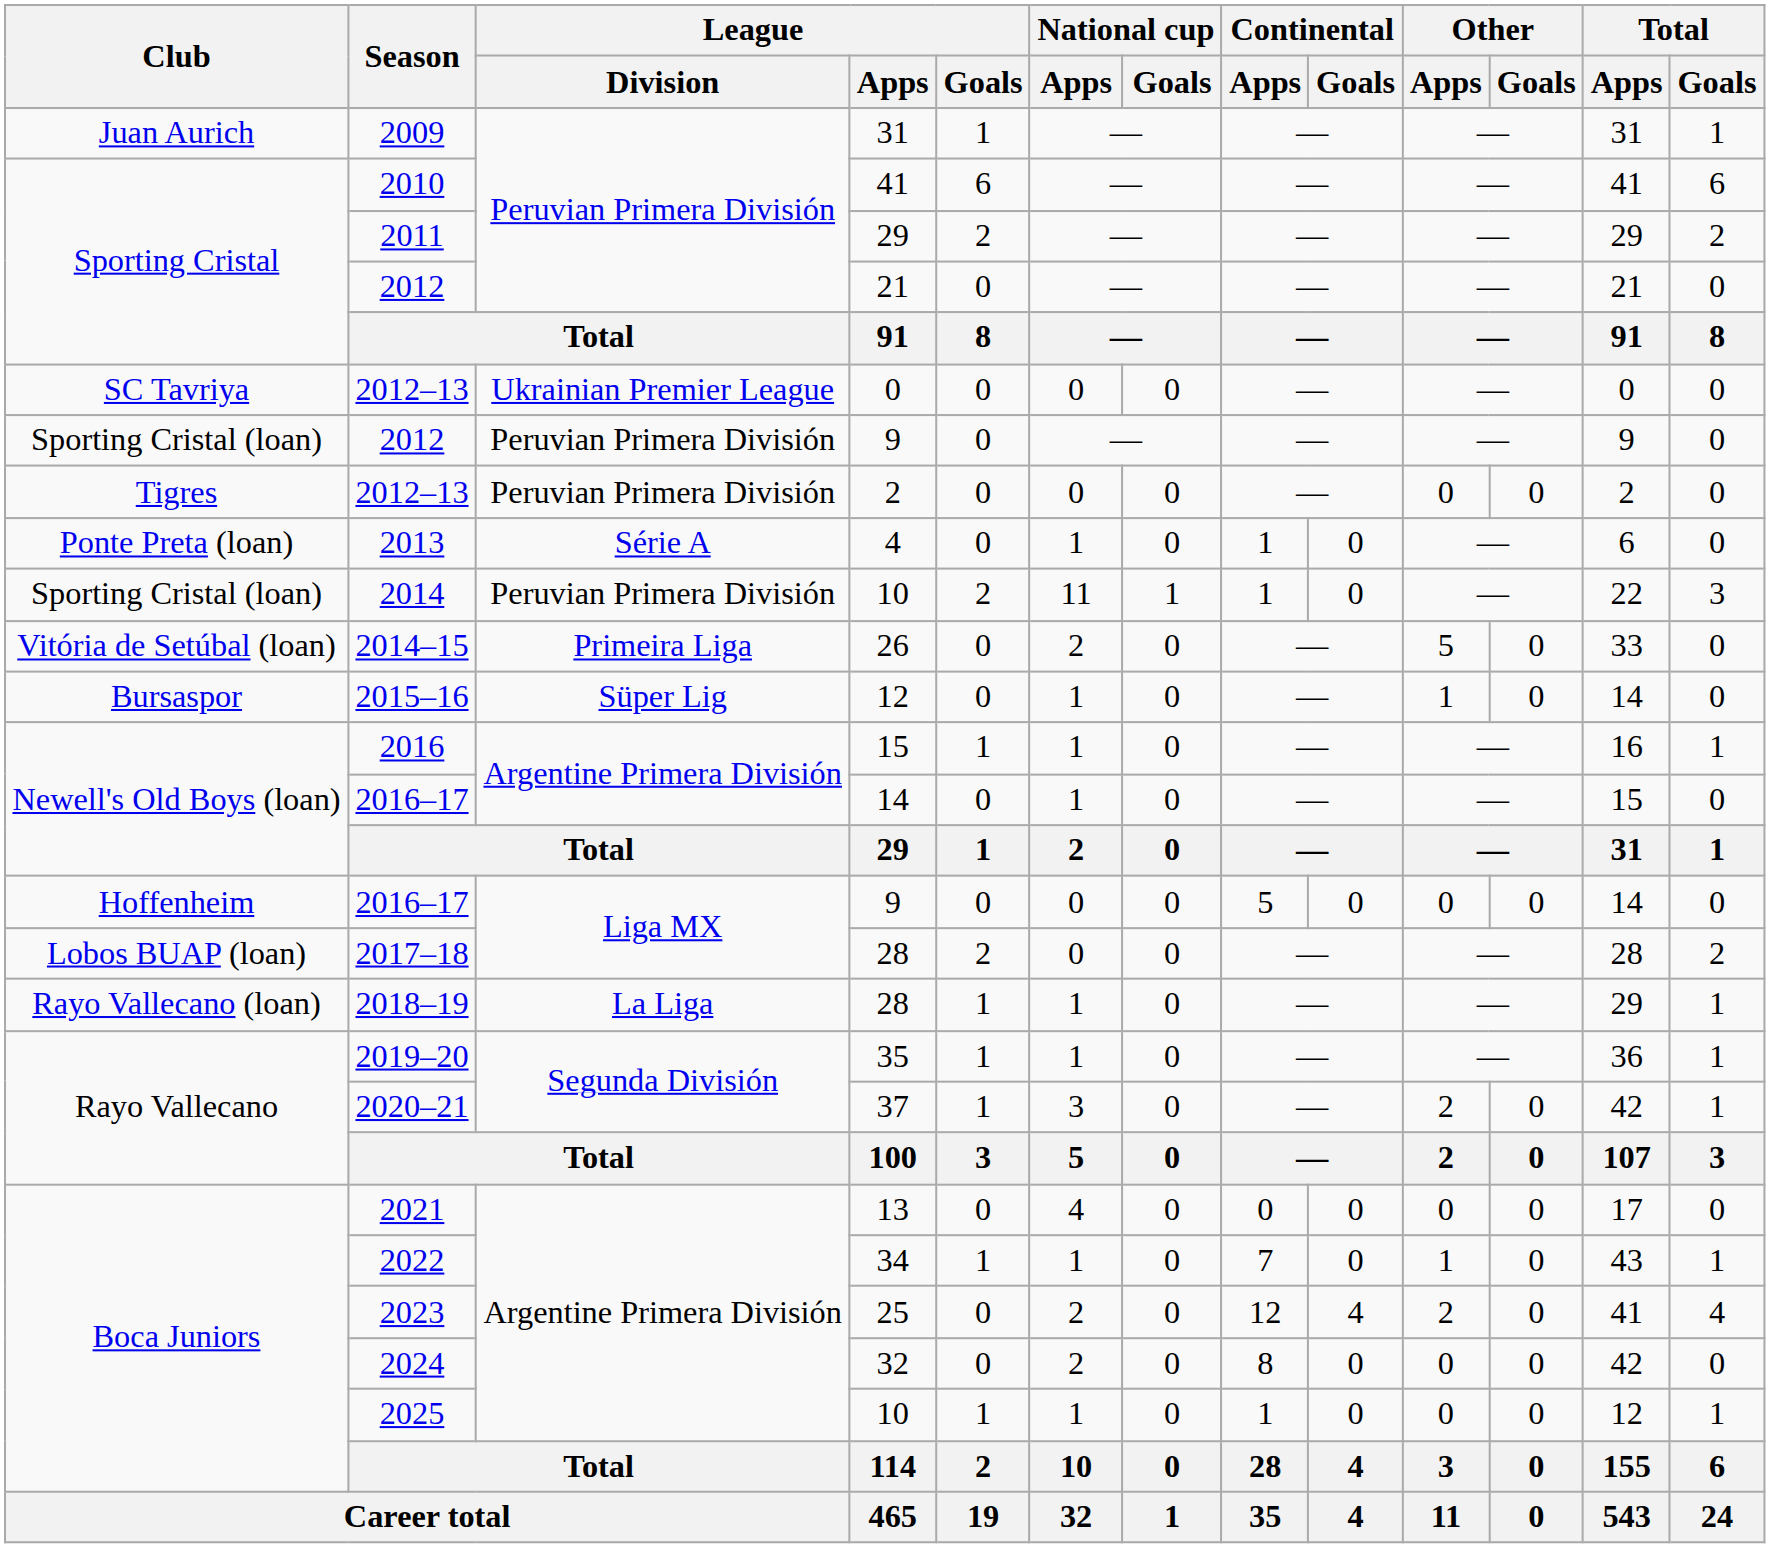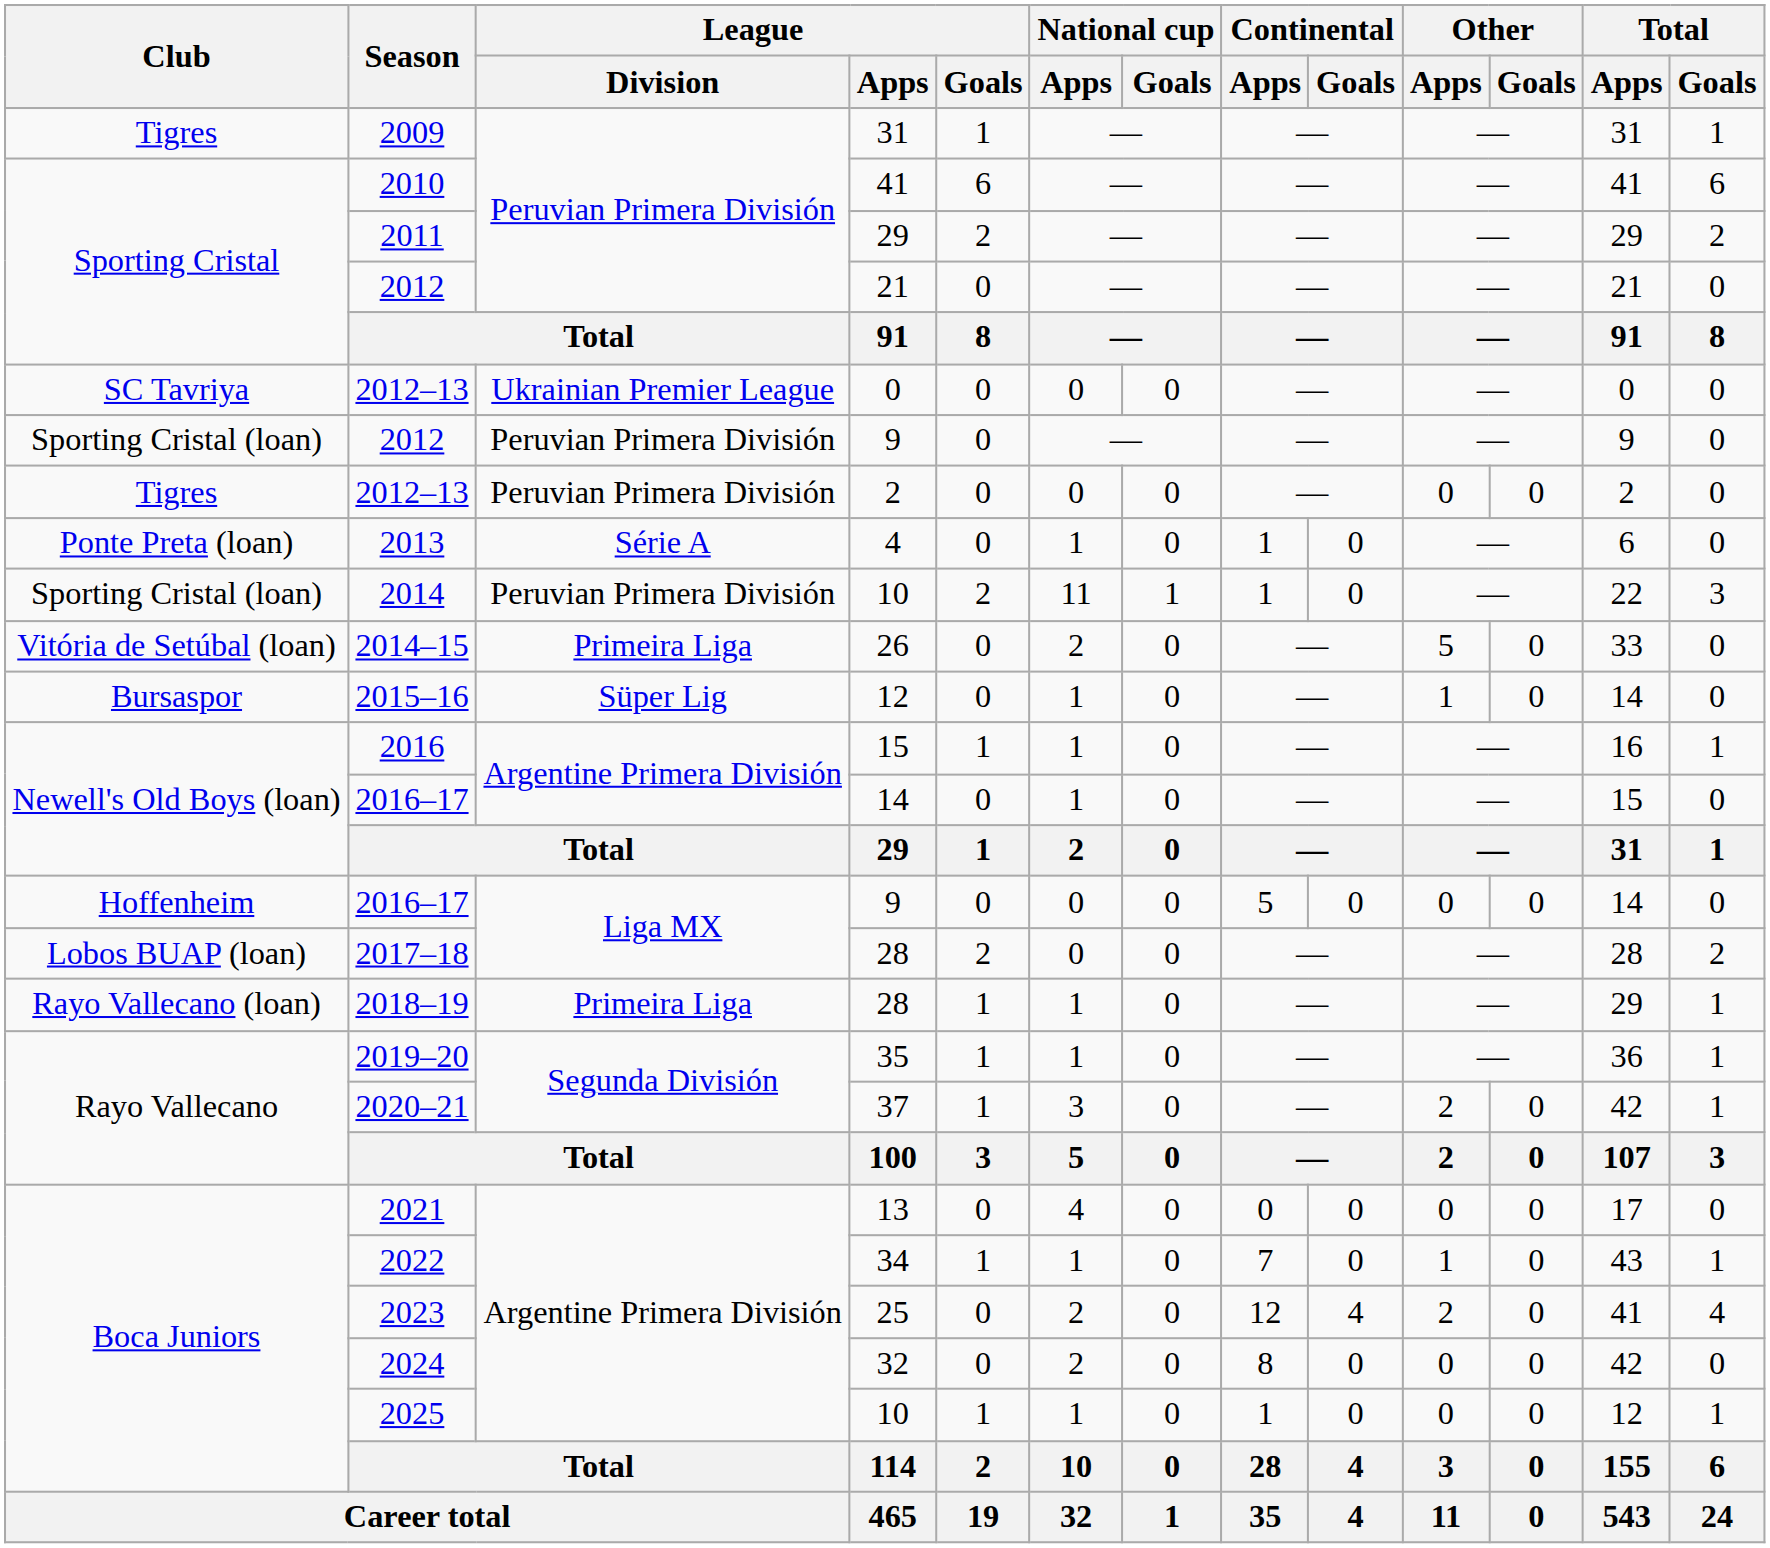(176, 132) Juan Aurich -> (176, 132) Tigres
(663, 1004) La Liga -> (663, 1004) Primeira Liga
